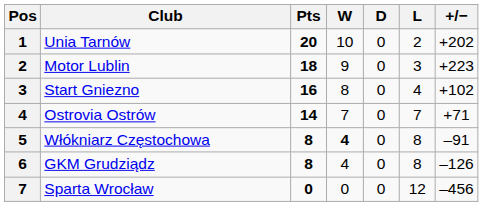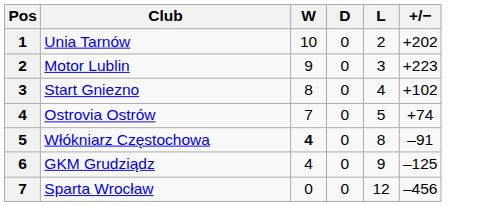- column: (309, 16)
(417, 115) 7 -> (381, 115) 5
(456, 115) +71 -> (420, 115) +74
(417, 164) 8 -> (381, 164) 9
(456, 164) –126 -> (420, 164) –125
